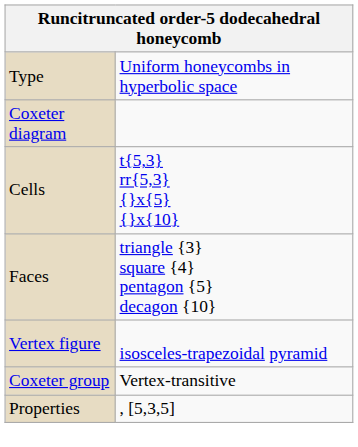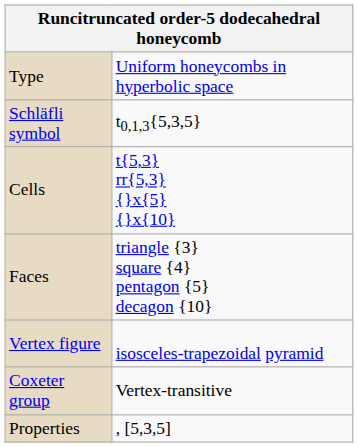+ row: (36, 123)
- row: (38, 123)
